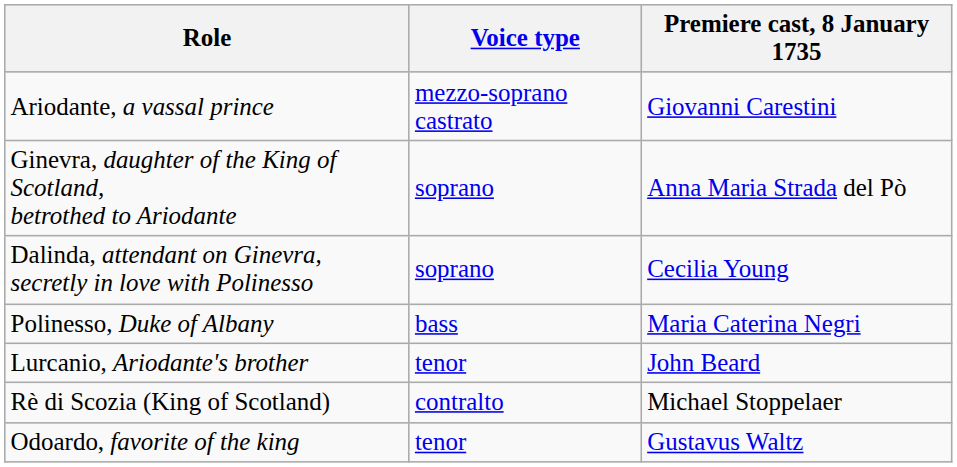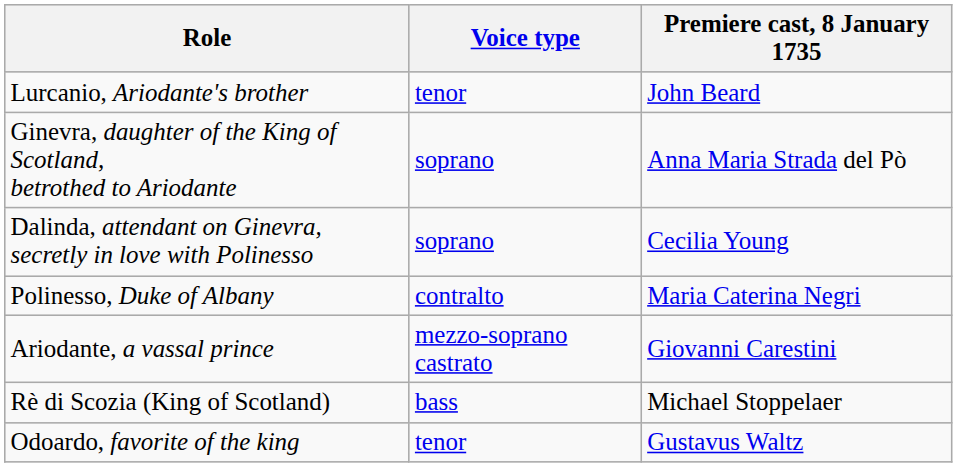rows swapped: (142, 105) <-> (159, 362)
(436, 323) bass -> (459, 294) contralto
(459, 402) contralto -> (436, 402) bass
